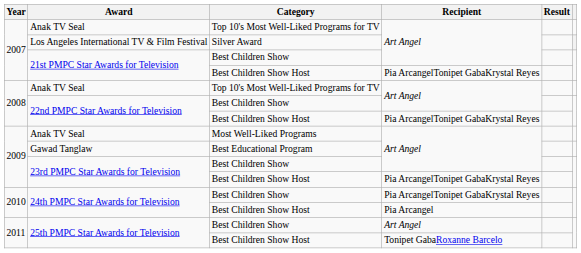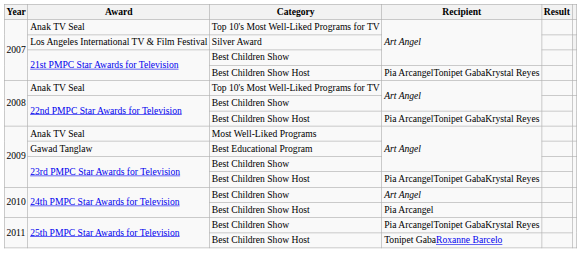(462, 194) Pia ArcangelTonipet GabaKrystal Reyes -> (403, 194) Art Angel
(403, 225) Art Angel -> (462, 225) Pia ArcangelTonipet GabaKrystal Reyes
